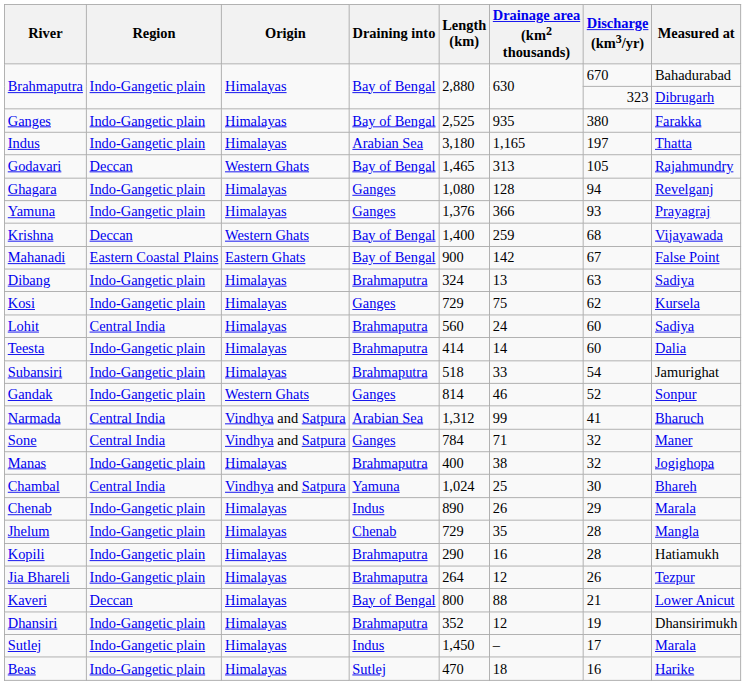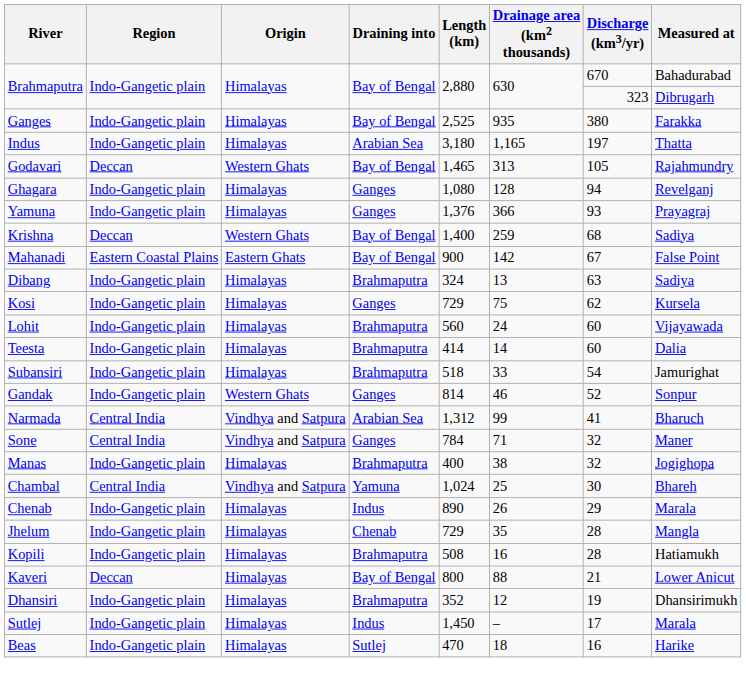(689, 234) Vijayawada -> (675, 234) Sadiya
(127, 326) Central India -> (147, 326) Indo-Gangetic plain
(675, 326) Sadiya -> (689, 326) Vijayawada
(453, 554) 290 -> (453, 554) 508
- row: (39, 577)
